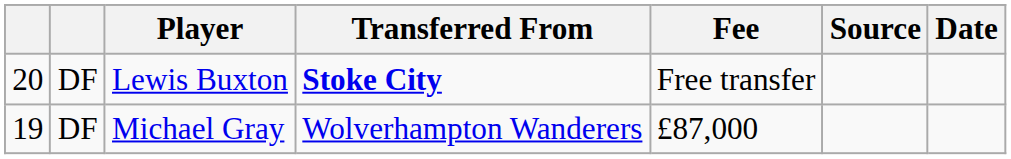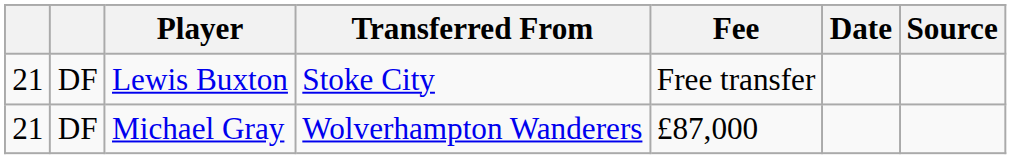columns swapped: (967, 29) <-> (875, 29)
(28, 78) 20 -> (28, 78) 21
(372, 78) bold -> (369, 78) normal
(28, 128) 19 -> (28, 128) 21
